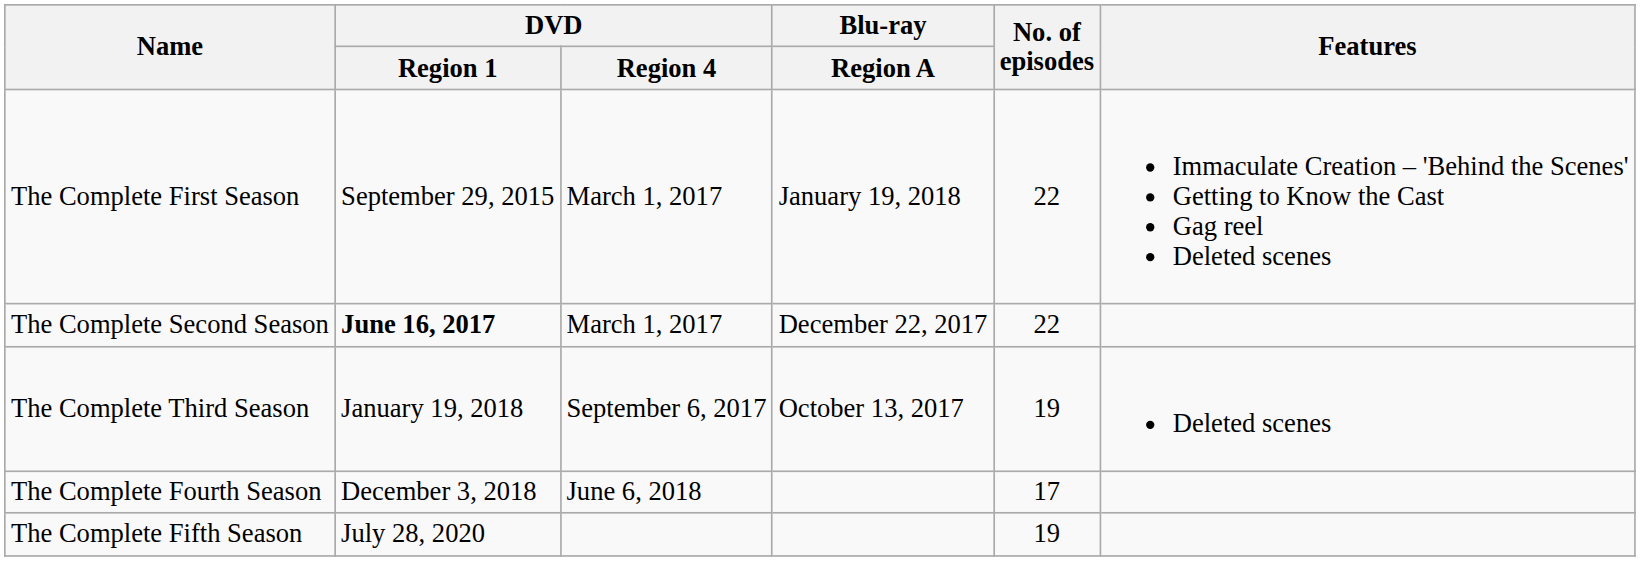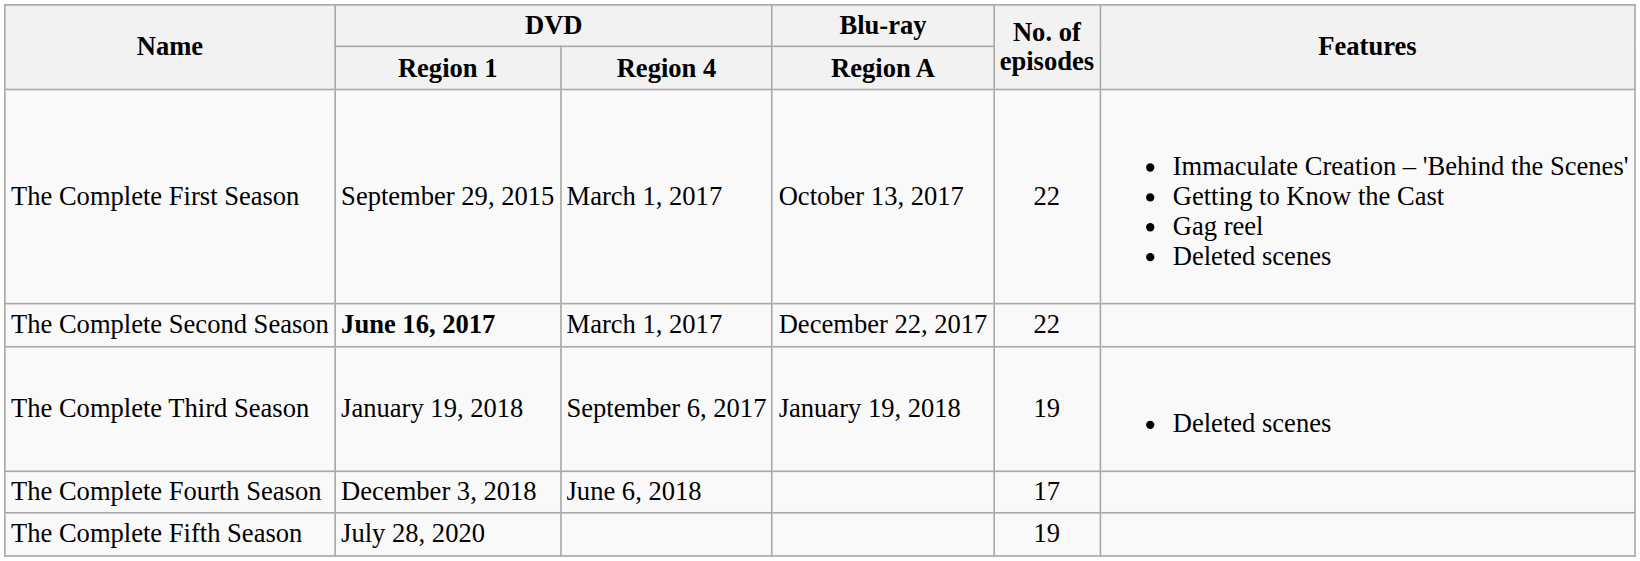(870, 196) January 19, 2018 -> (871, 196) October 13, 2017
(871, 408) October 13, 2017 -> (870, 408) January 19, 2018
